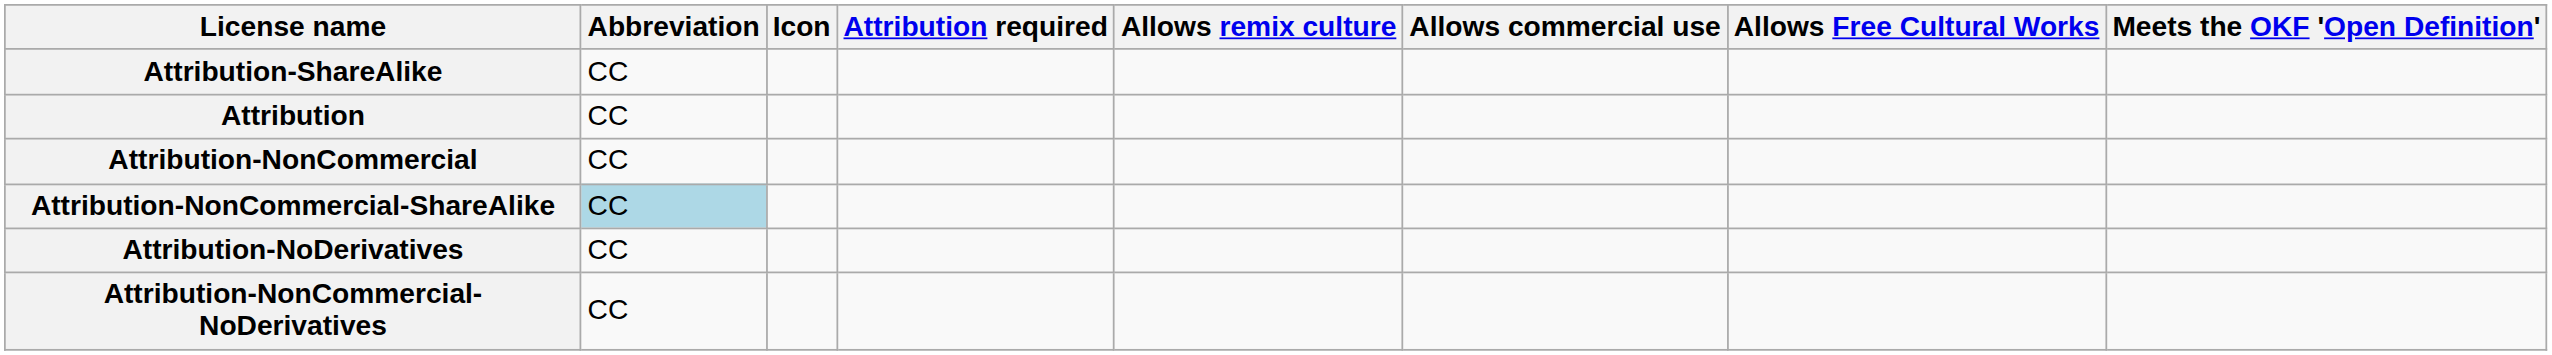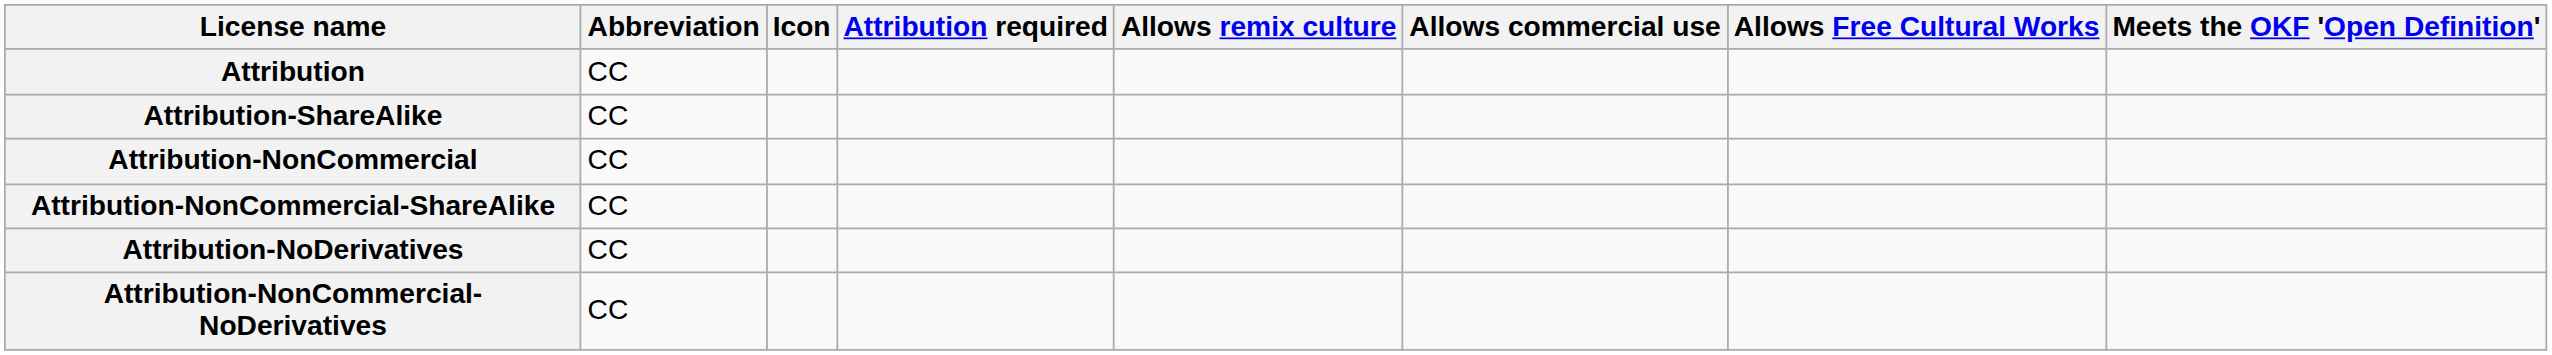rows swapped: (293, 116) <-> (293, 71)
(608, 205) lightblue background -> (608, 205) no background
